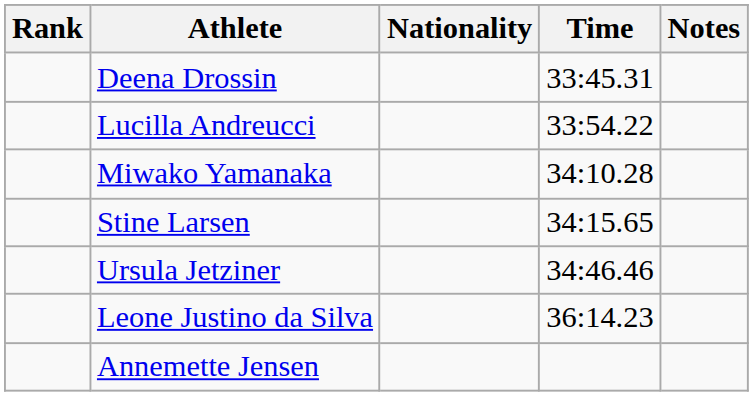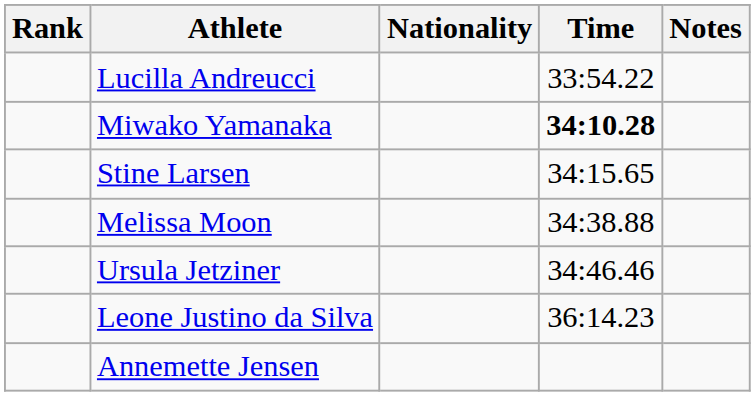- row: (187, 76)
(600, 173) normal -> (601, 125) bold
+ row: (184, 221)
